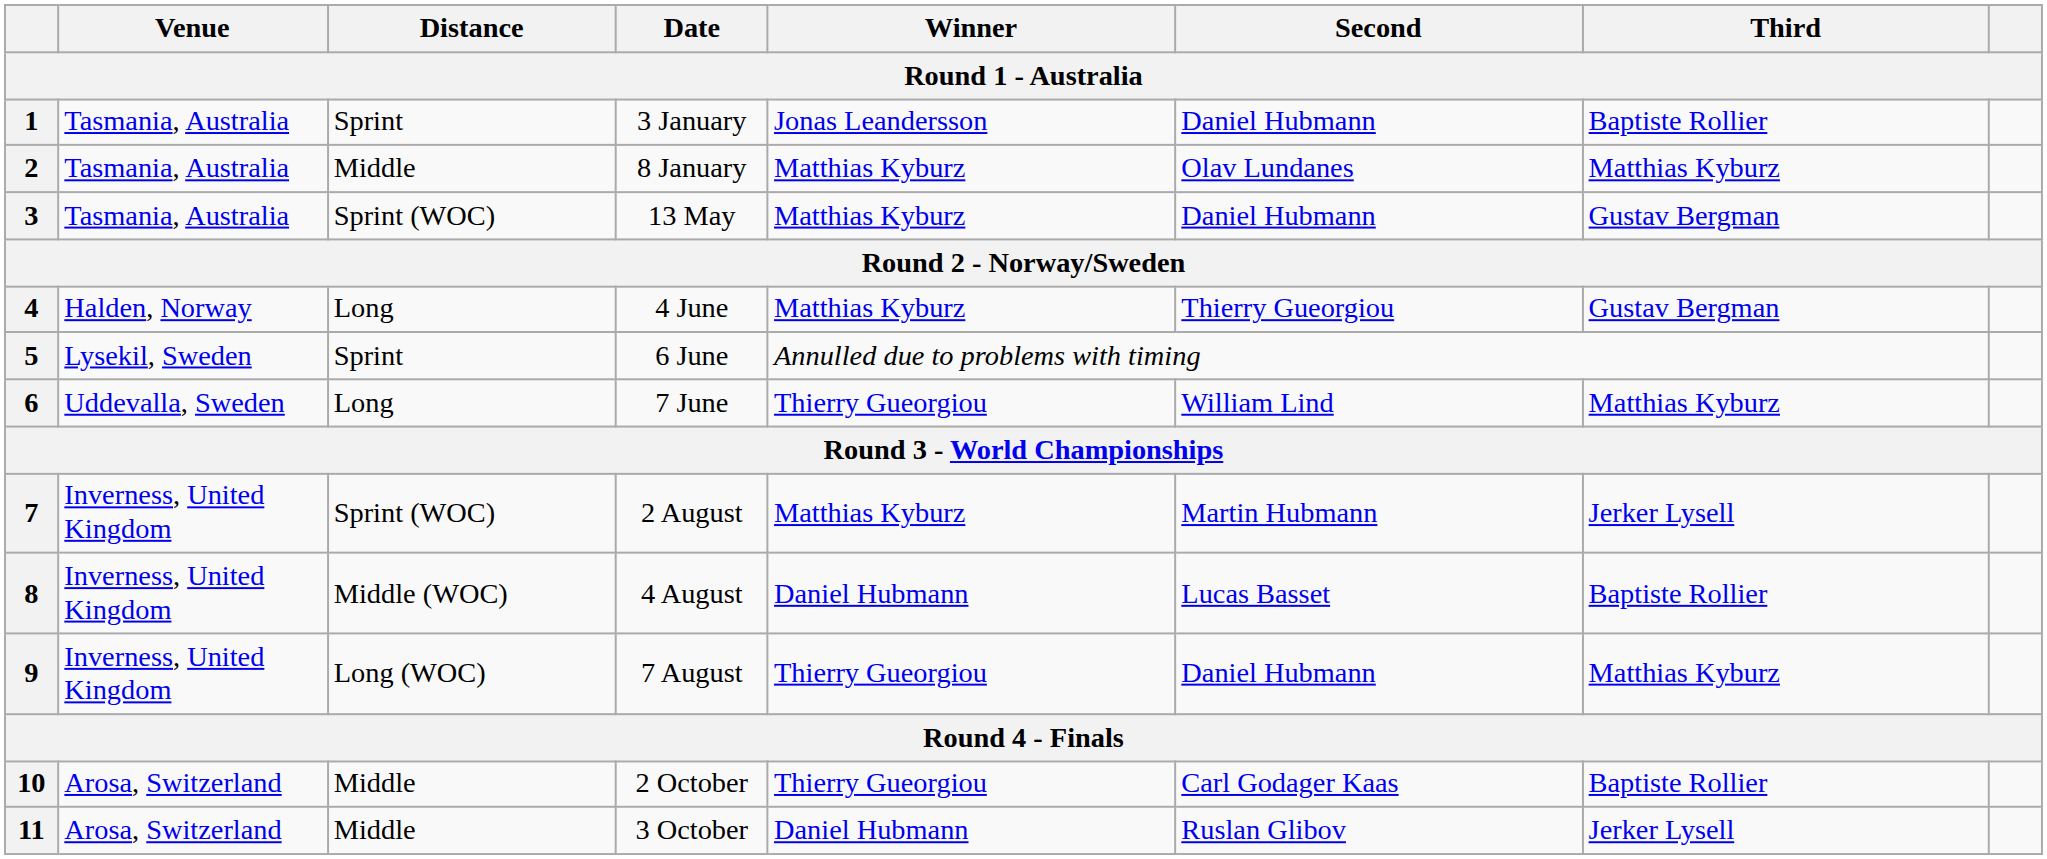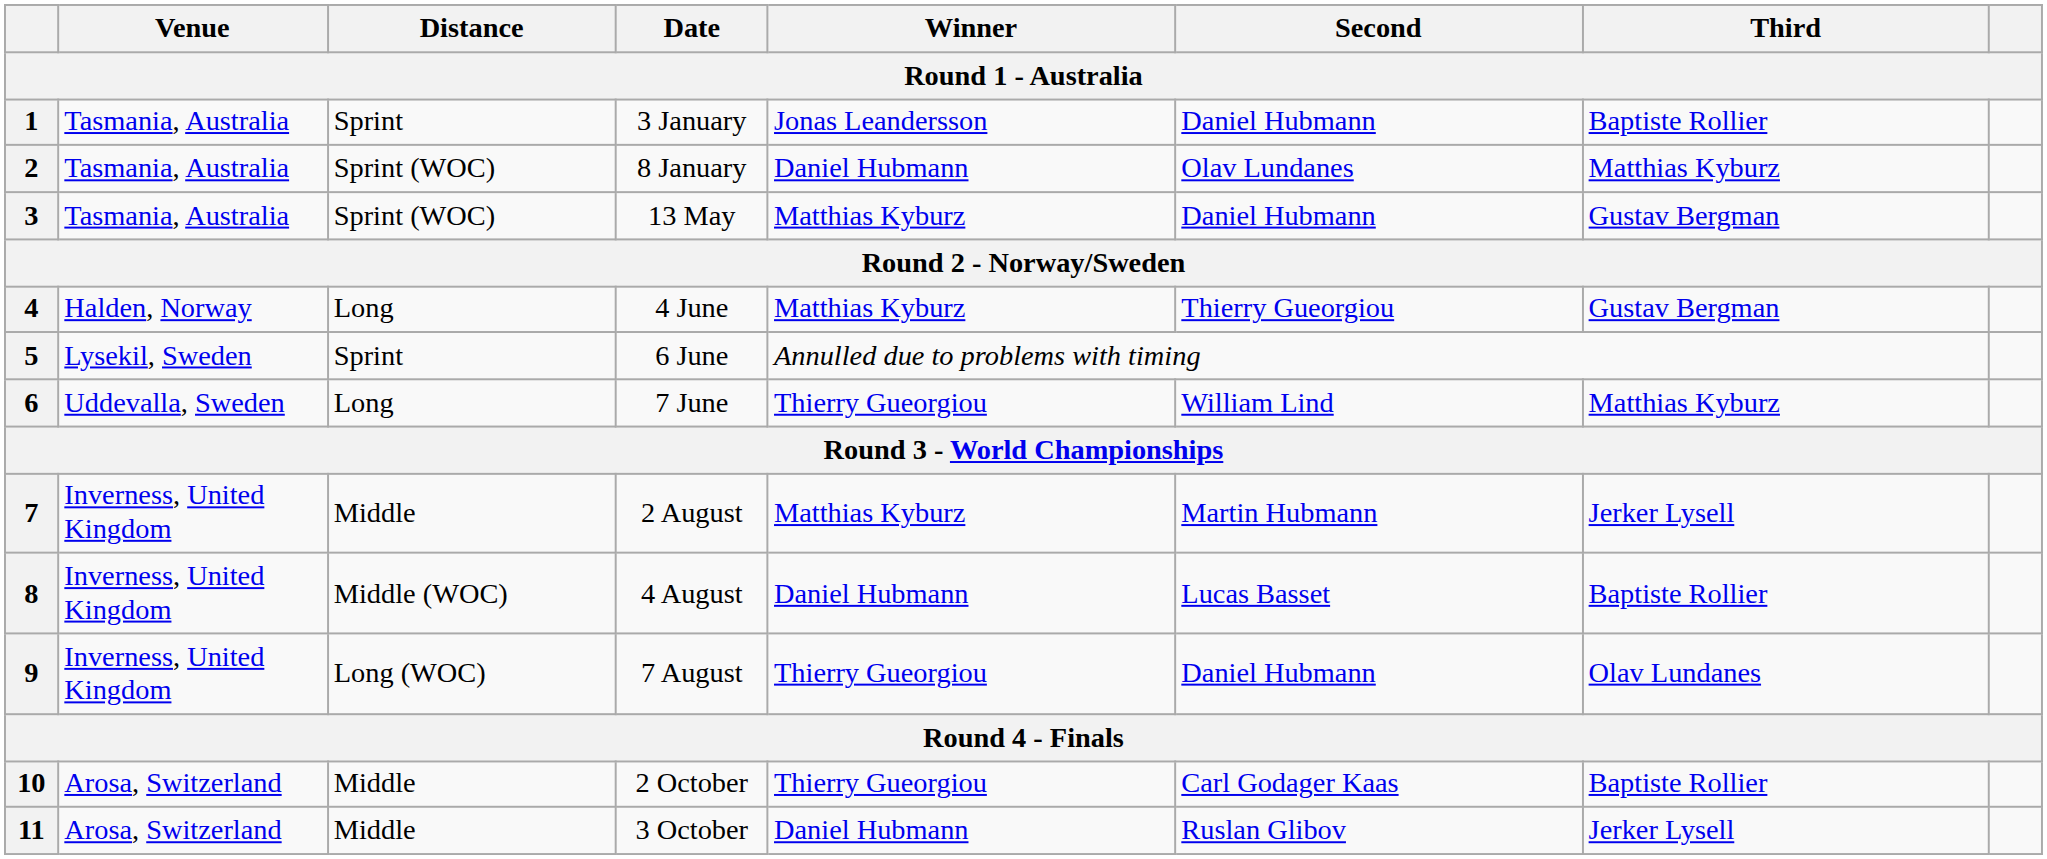(375, 168) Middle -> (414, 168) Sprint (WOC)
(870, 168) Matthias Kyburz -> (871, 168) Daniel Hubmann
(414, 512) Sprint (WOC) -> (375, 512) Middle
(1684, 673) Matthias Kyburz -> (1675, 673) Olav Lundanes
